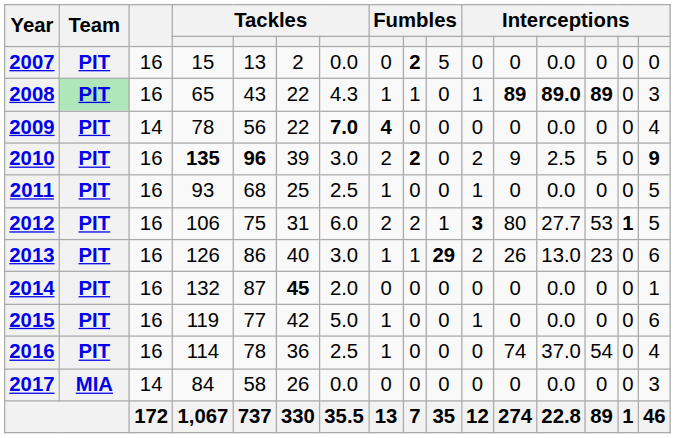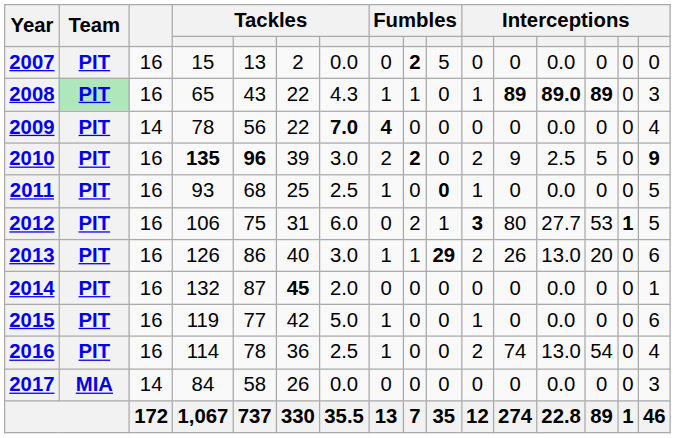(444, 191) normal -> (444, 191) bold
(386, 223) 2 -> (386, 223) 0
(602, 255) 23 -> (602, 255) 20
(477, 352) 0 -> (477, 352) 2
(561, 352) 37.0 -> (561, 352) 13.0
